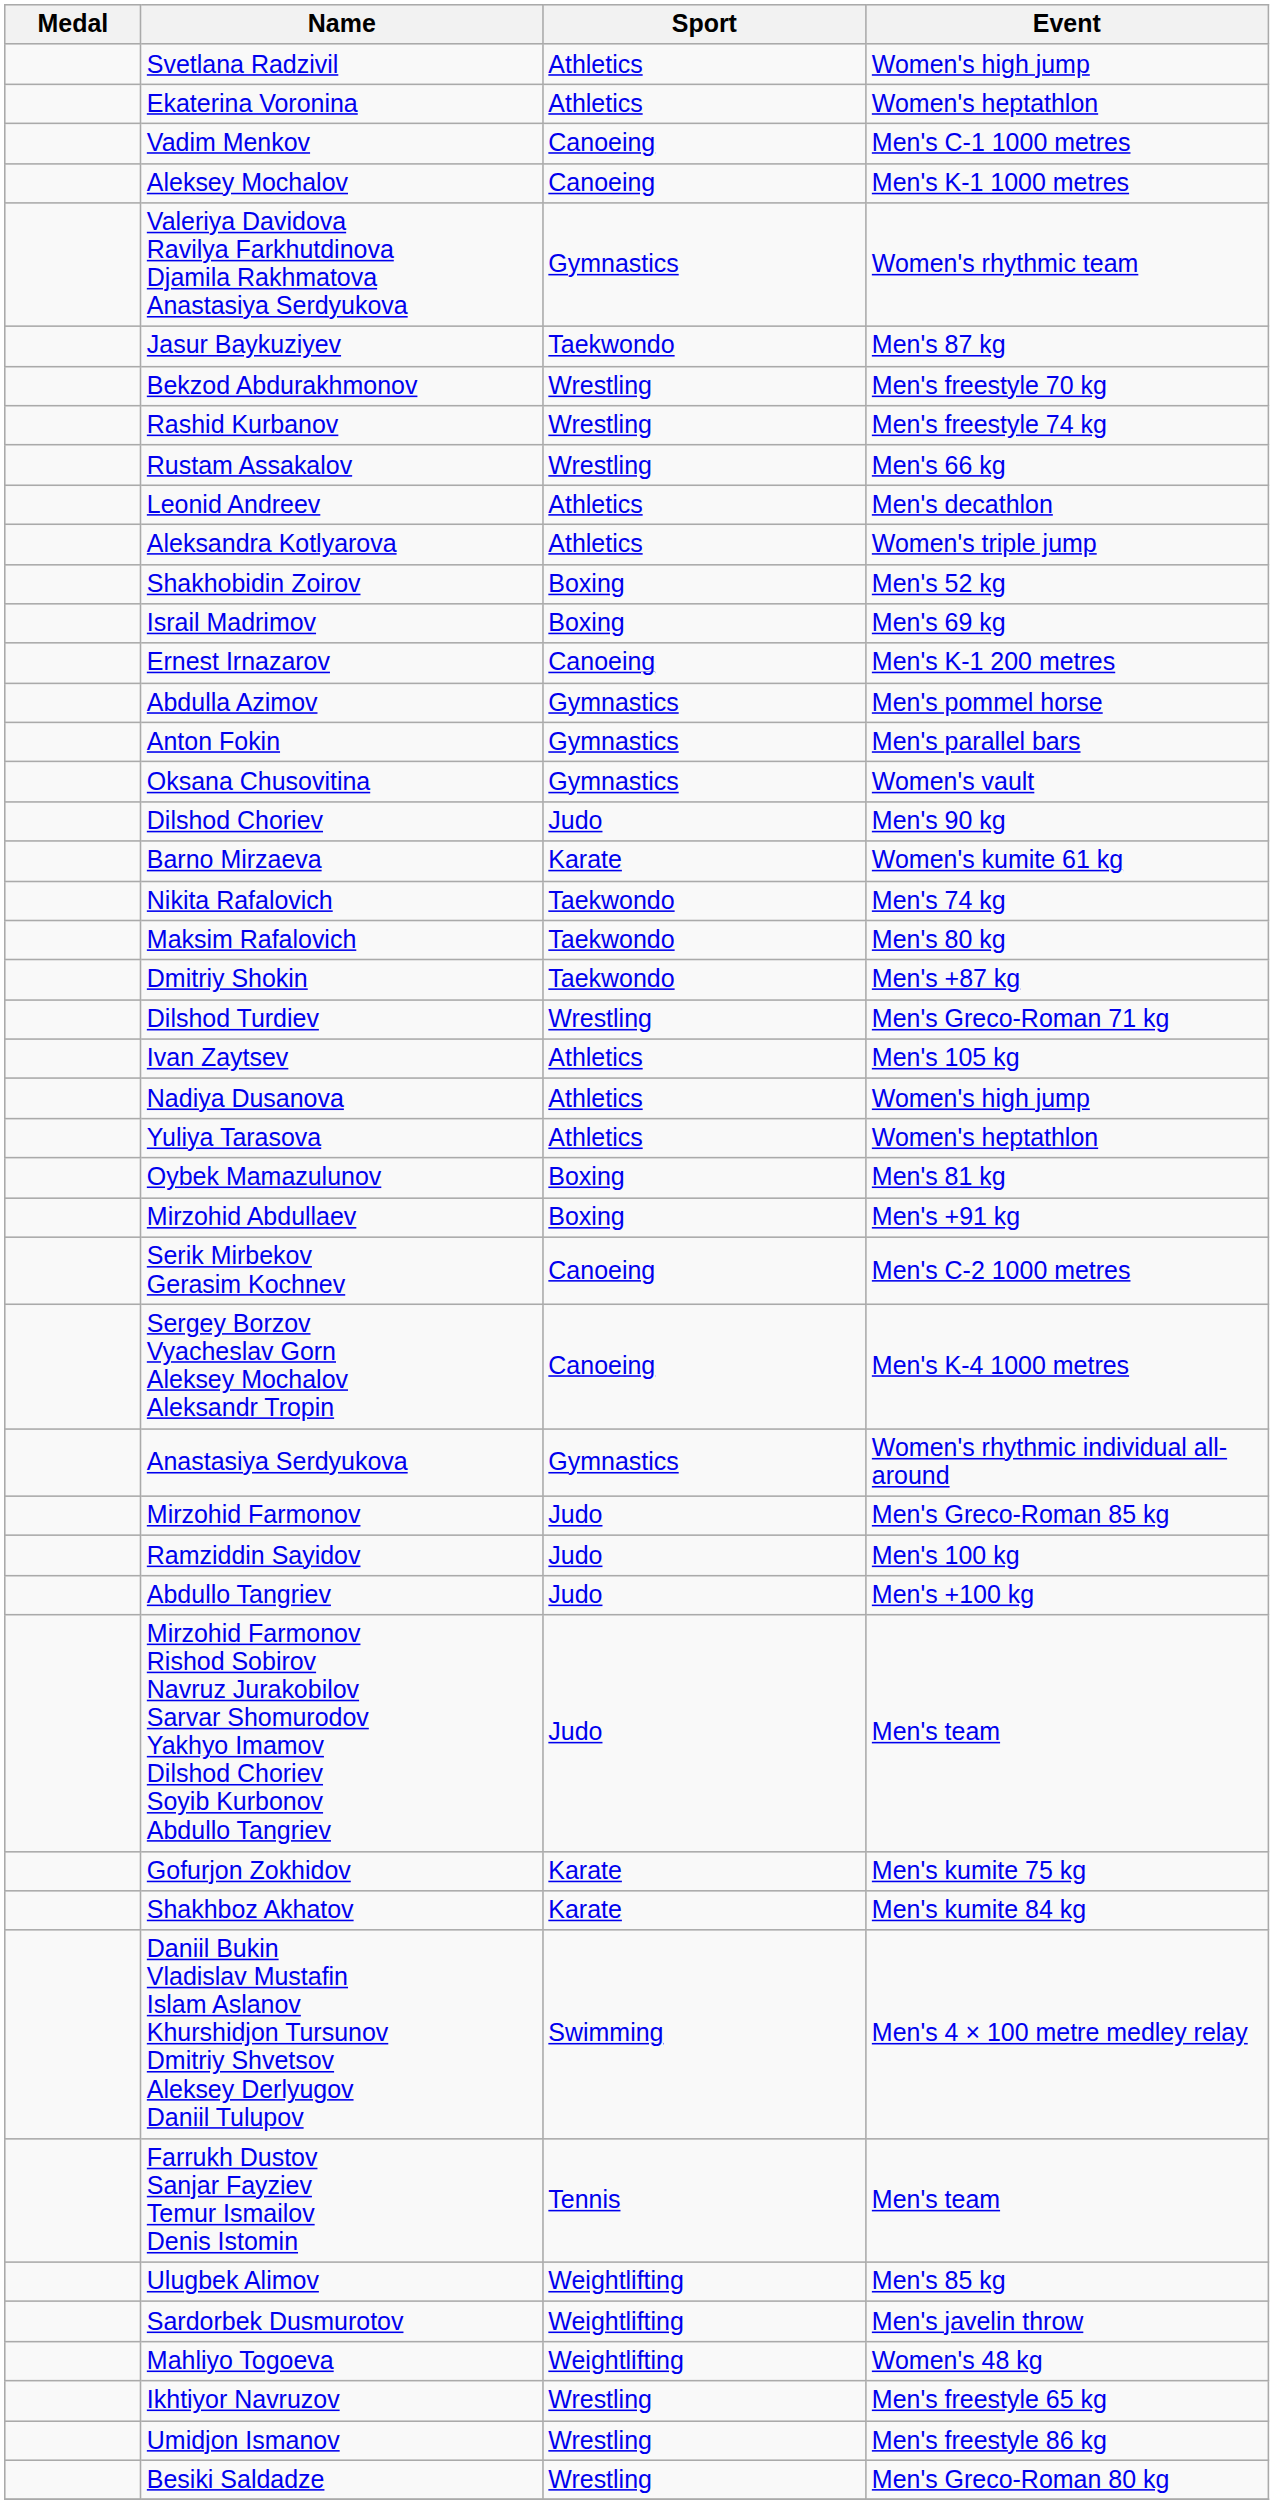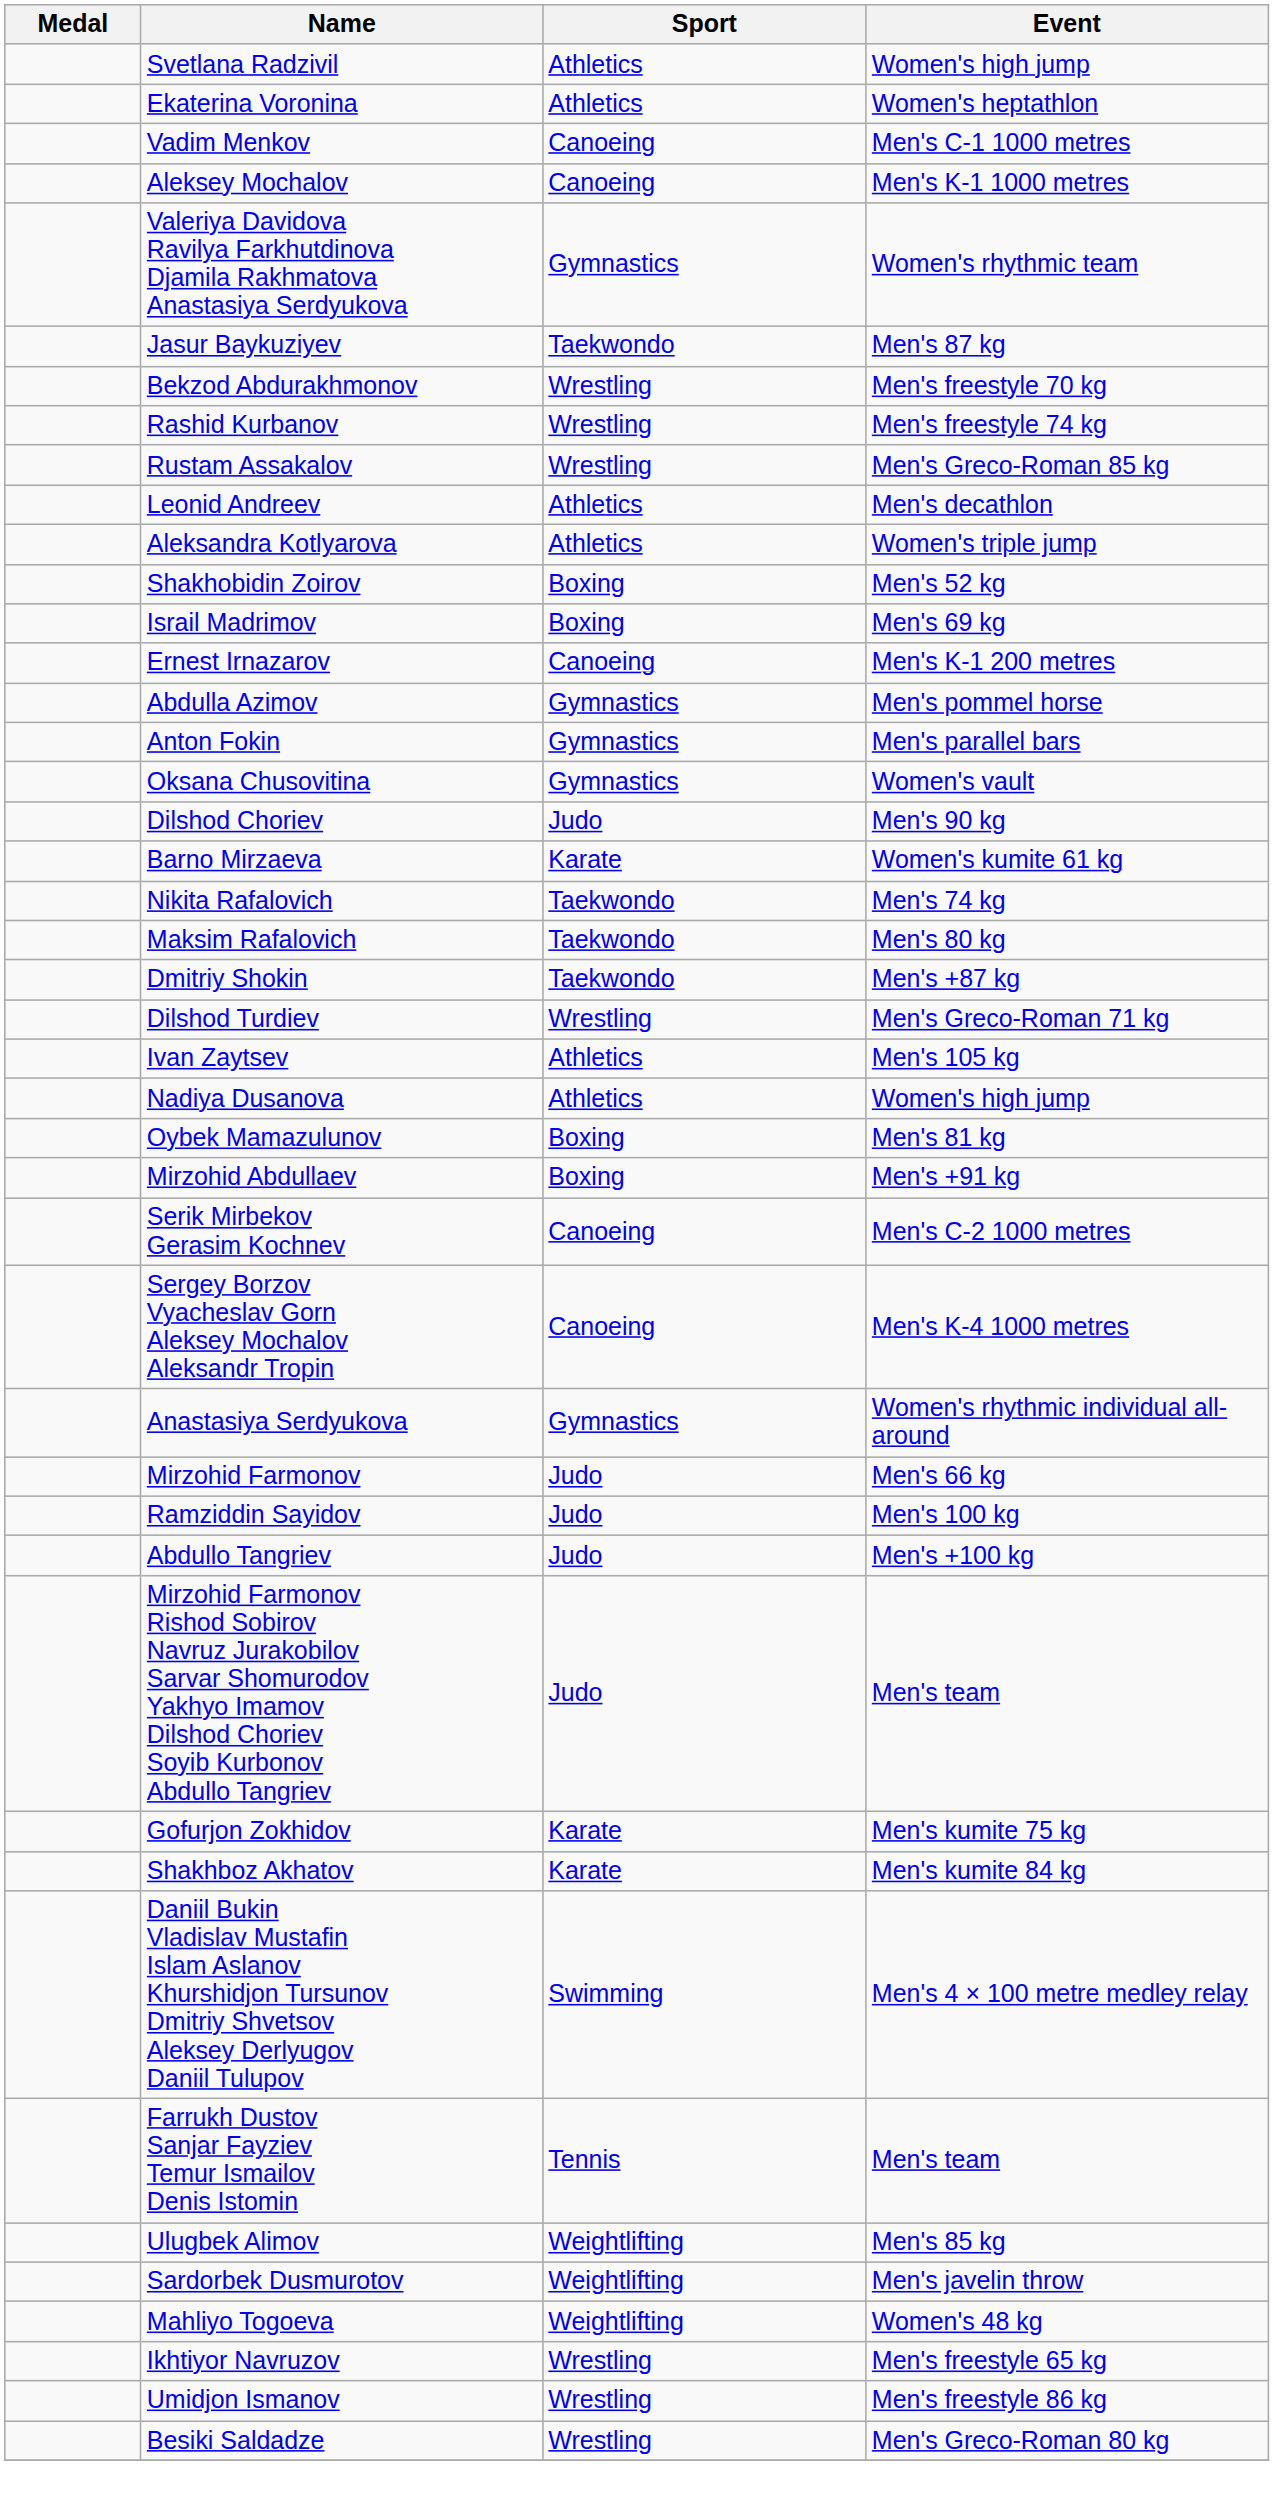(939, 464) Men's 66 kg -> (1021, 464) Men's Greco-Roman 85 kg
- row: (234, 1137)
(1021, 1515) Men's Greco-Roman 85 kg -> (939, 1476) Men's 66 kg
